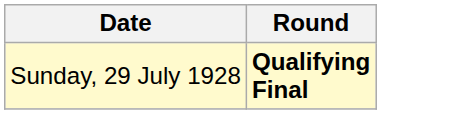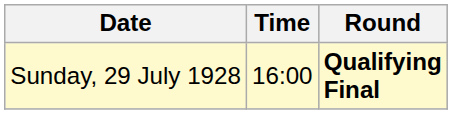+ column: (282, 23)
